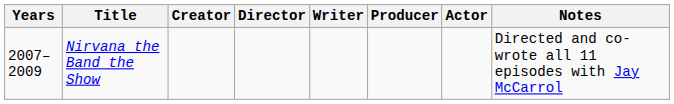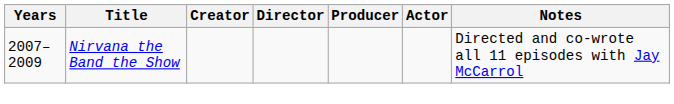- column: (338, 16)
